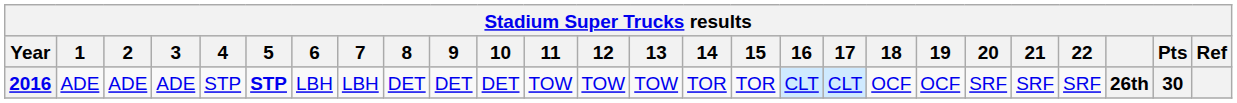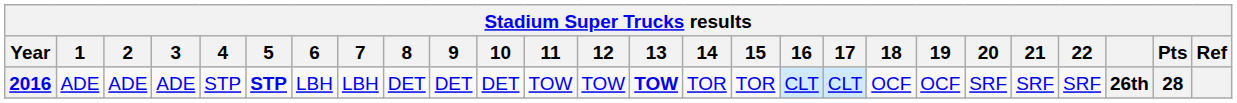(656, 83) normal -> (656, 83) bold
(1173, 83) 30 -> (1173, 83) 28
